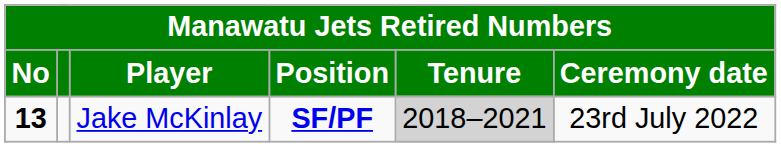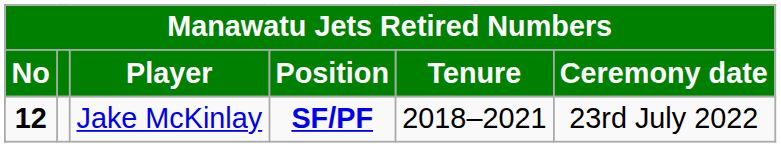(31, 118) 13 -> (31, 118) 12
(474, 118) lightgrey background -> (474, 118) no background
